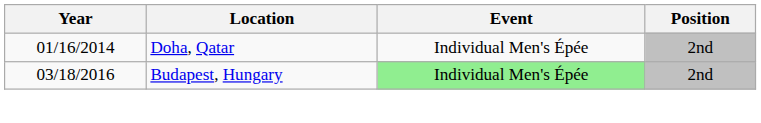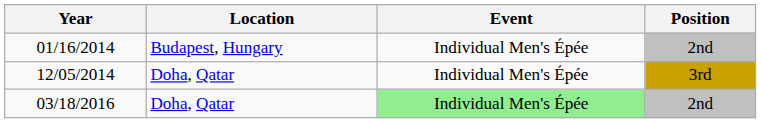(192, 47) Doha, Qatar -> (217, 47) Budapest, Hungary
+ row: (75, 75)
(217, 75) Budapest, Hungary -> (192, 103) Doha, Qatar
